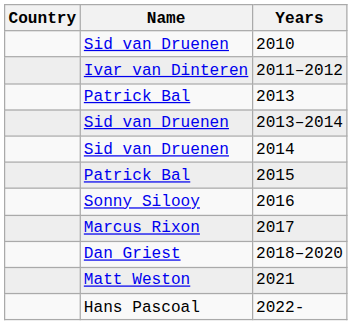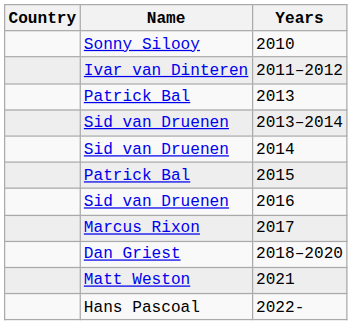(156, 44) Sid van Druenen -> (142, 44) Sonny Silooy
(142, 202) Sonny Silooy -> (156, 202) Sid van Druenen
